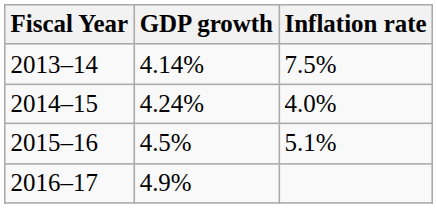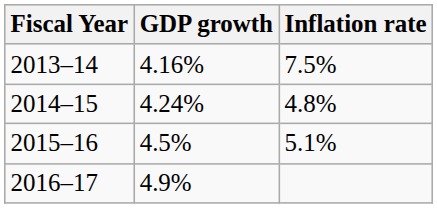(172, 63) 4.14% -> (172, 63) 4.16%
(311, 103) 4.0% -> (311, 103) 4.8%
